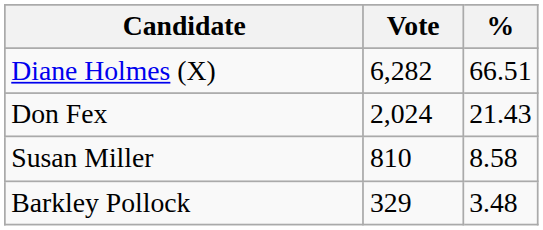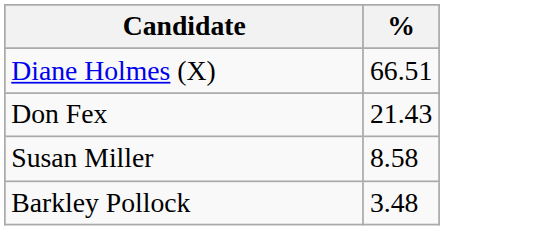- column: (413, 26)
